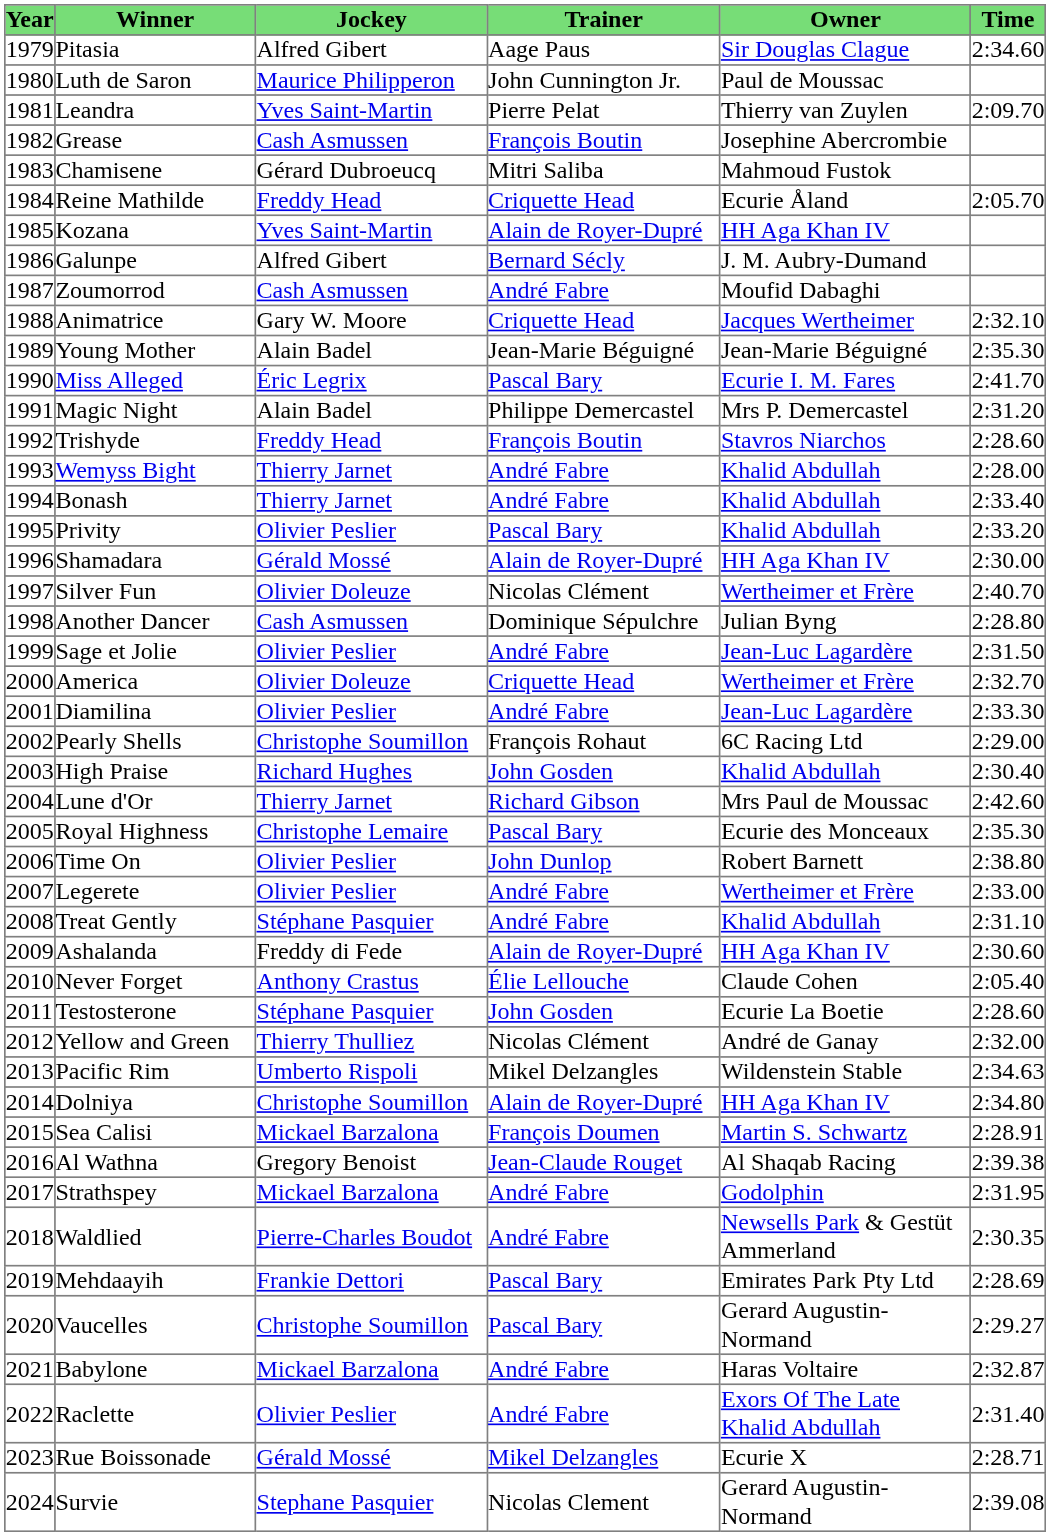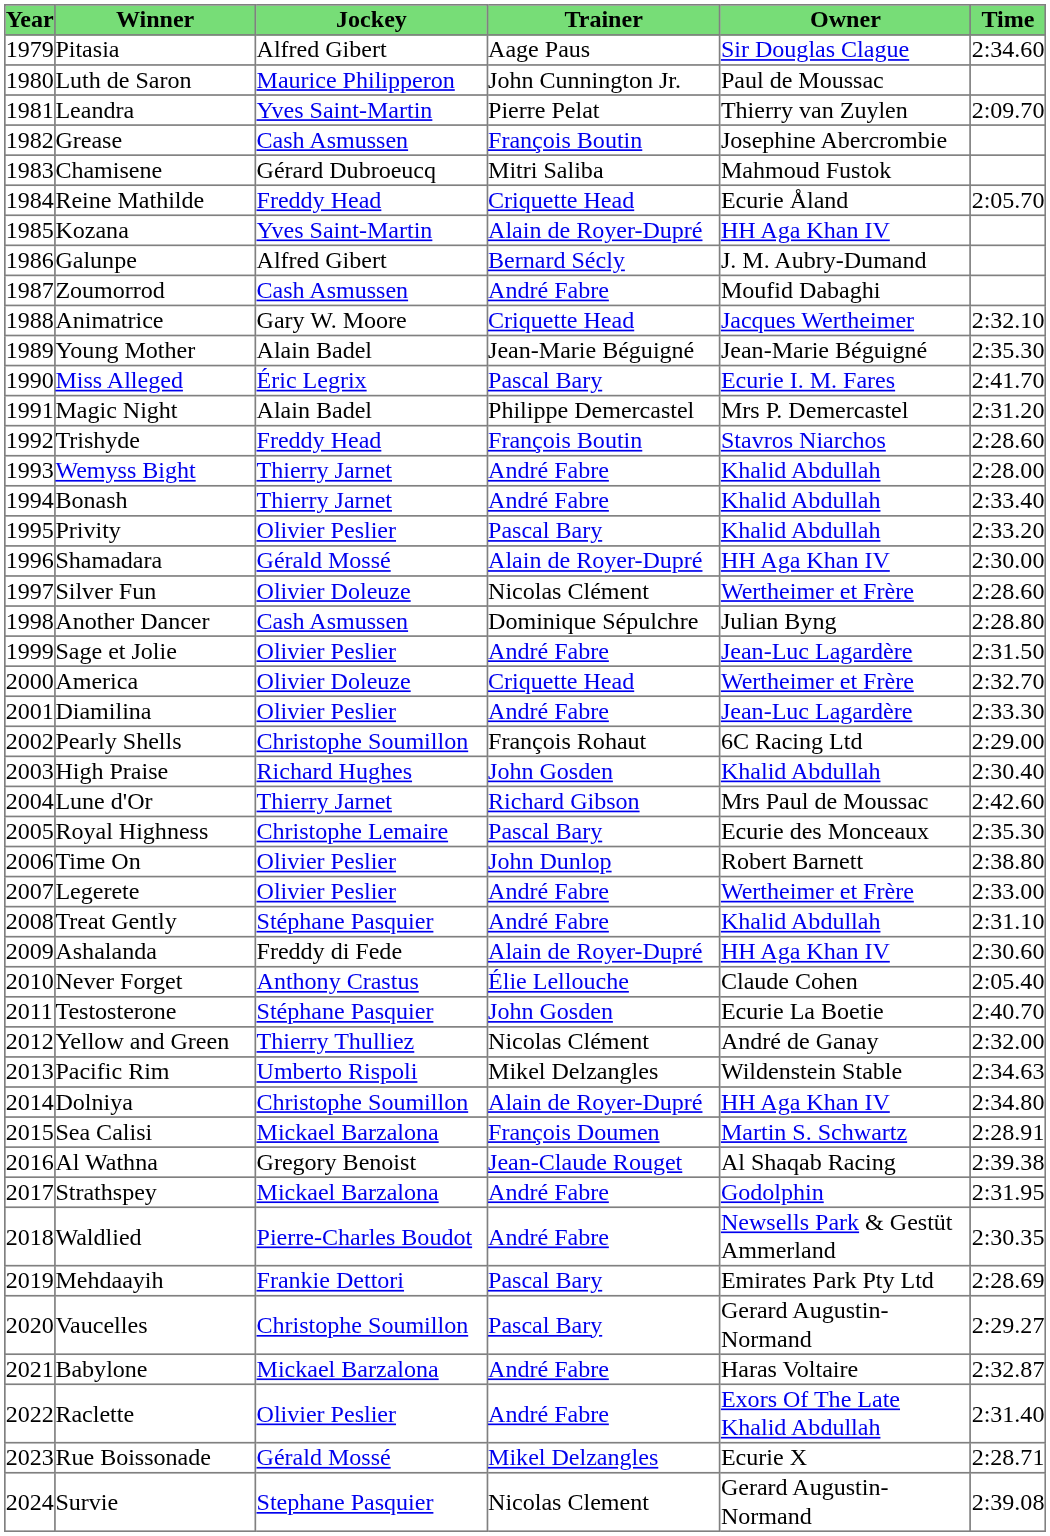(1008, 590) 2:40.70 -> (1008, 590) 2:28.60
(1008, 1011) 2:28.60 -> (1008, 1011) 2:40.70
